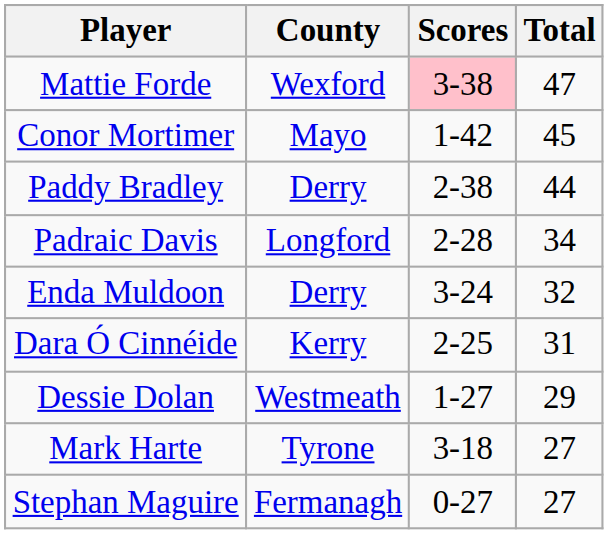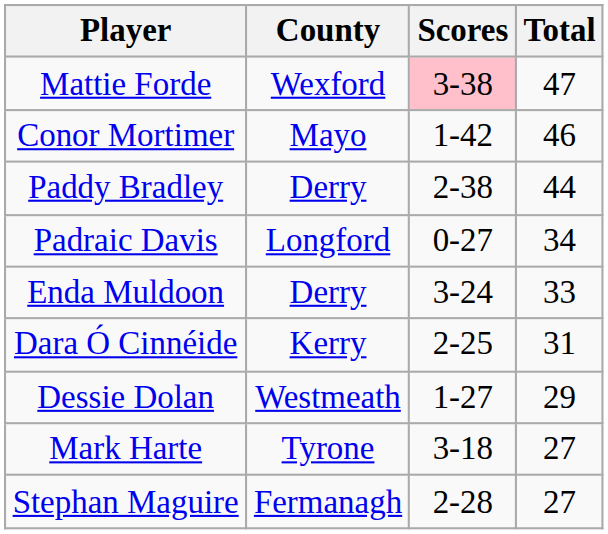(560, 135) 45 -> (560, 135) 46
(463, 239) 2-28 -> (463, 239) 0-27
(560, 291) 32 -> (560, 291) 33
(463, 501) 0-27 -> (463, 501) 2-28
